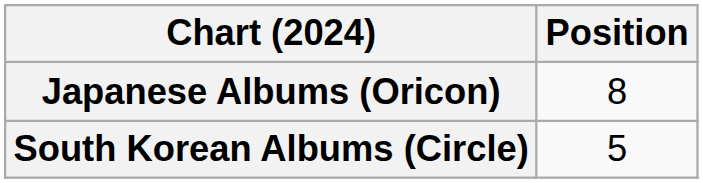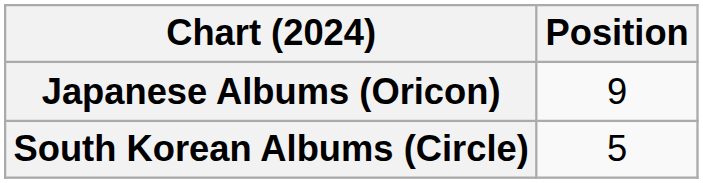(617, 90) 8 -> (617, 90) 9
